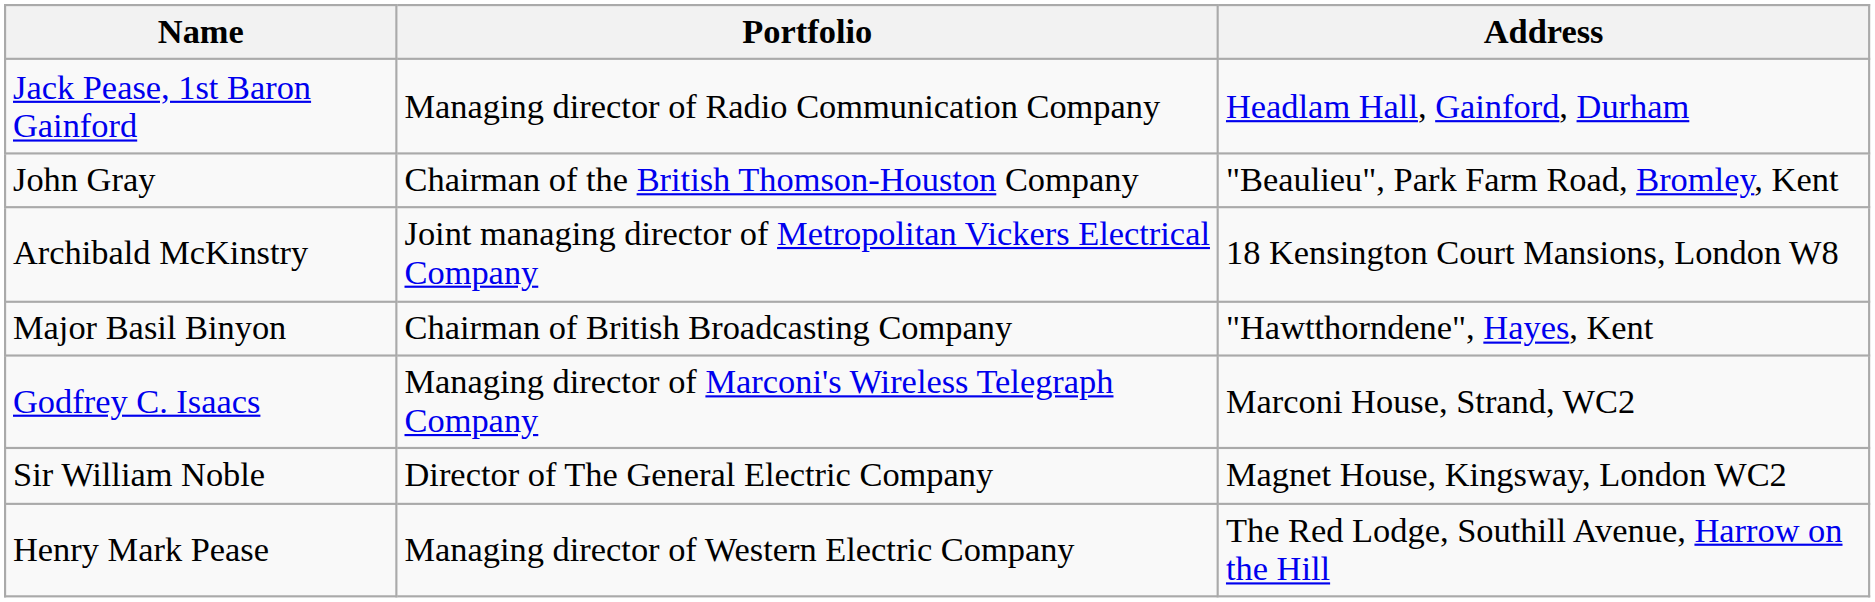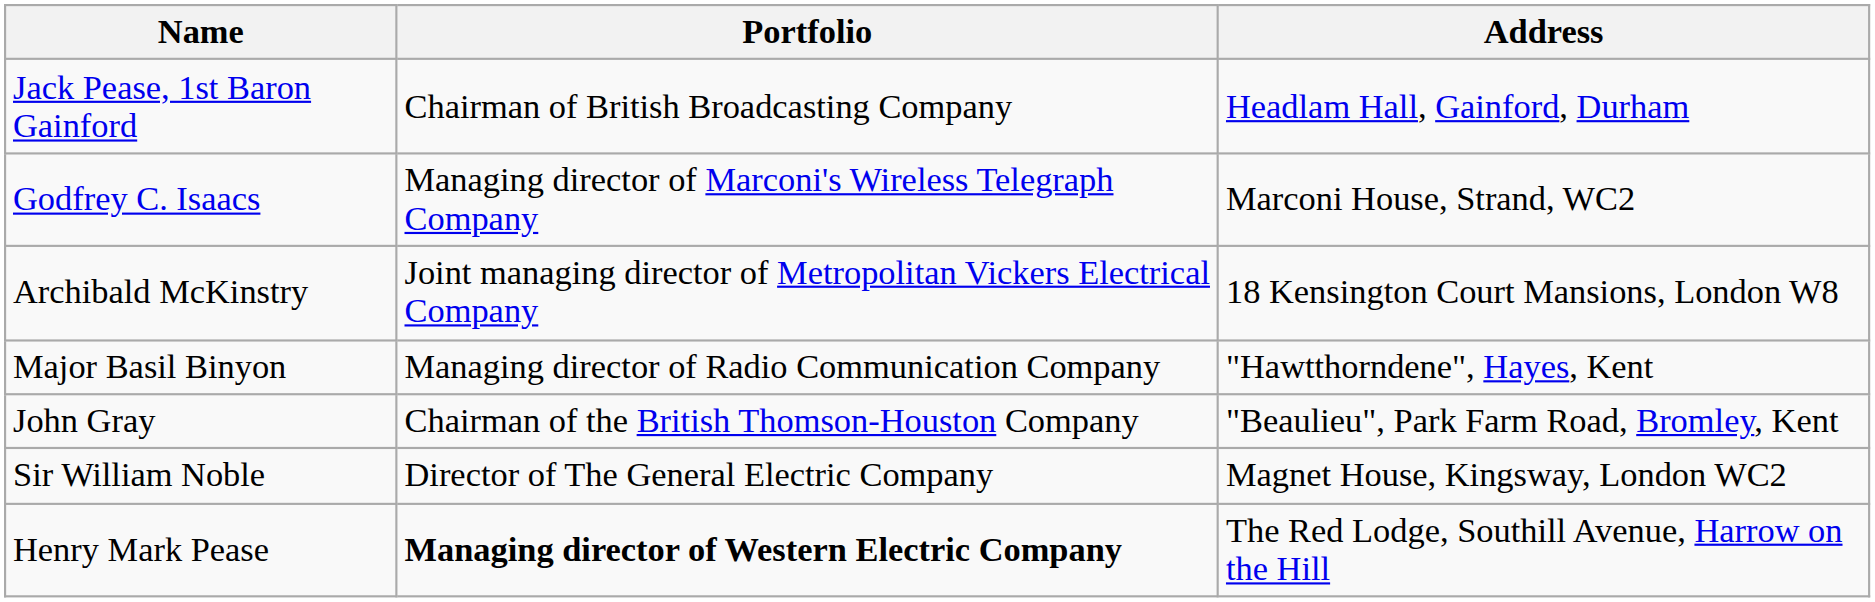(782, 105) Managing director of Radio Communication Company -> (708, 105) Chairman of British Broadcasting Company
rows swapped: (137, 401) <-> (84, 179)
(708, 327) Chairman of British Broadcasting Company -> (782, 366) Managing director of Radio Communication Company
(740, 549) normal -> (763, 549) bold
